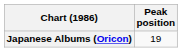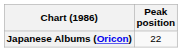(156, 39) 19 -> (156, 39) 22
